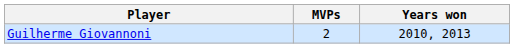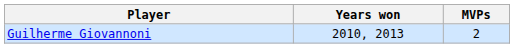columns swapped: (326, 14) <-> (435, 14)
